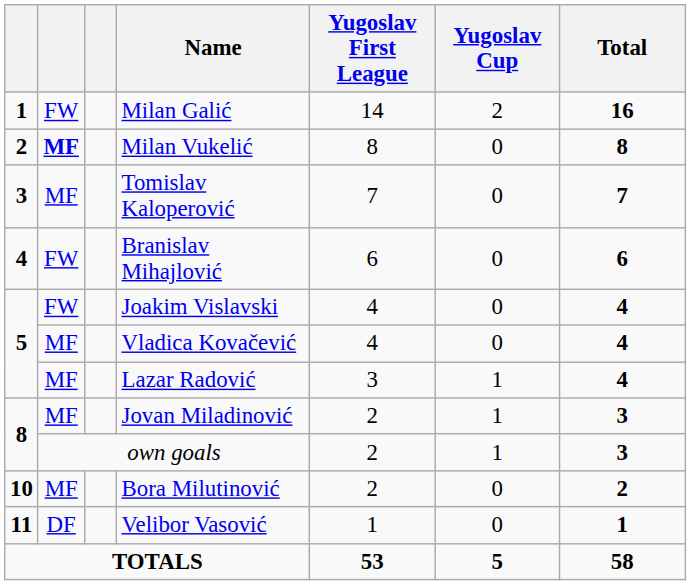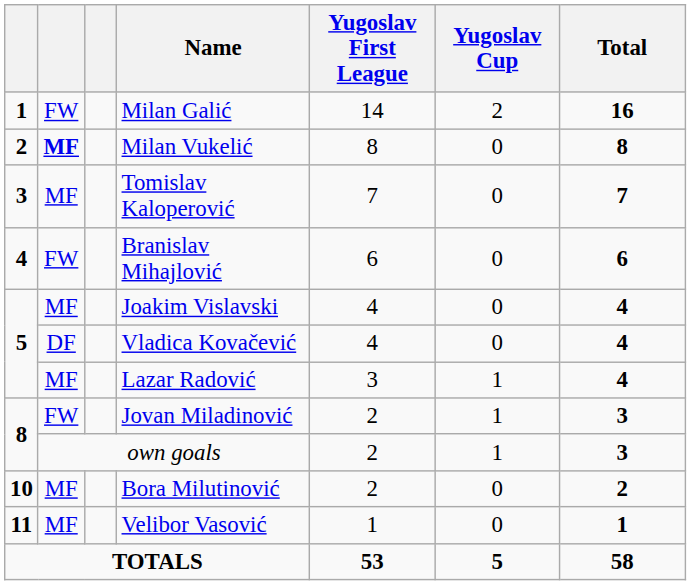(61, 307) FW -> (61, 307) MF
(61, 343) MF -> (61, 343) DF
(61, 415) MF -> (61, 415) FW
(61, 524) DF -> (61, 524) MF
